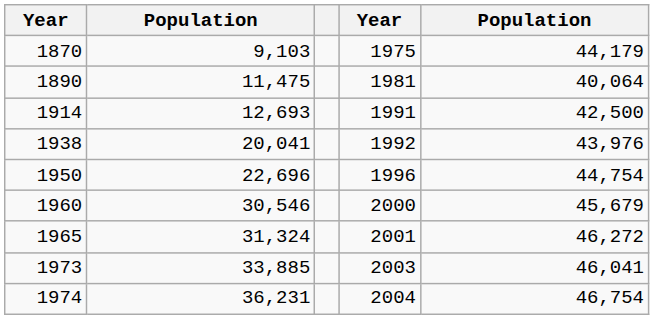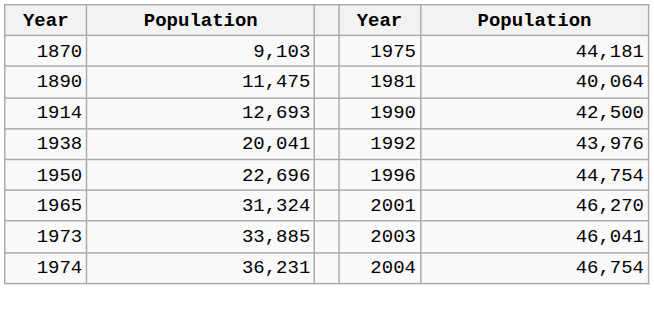(610, 51) 44,179 -> (610, 51) 44,181
(393, 113) 1991 -> (393, 113) 1990
- row: (59, 206)
(610, 237) 46,272 -> (610, 206) 46,270
